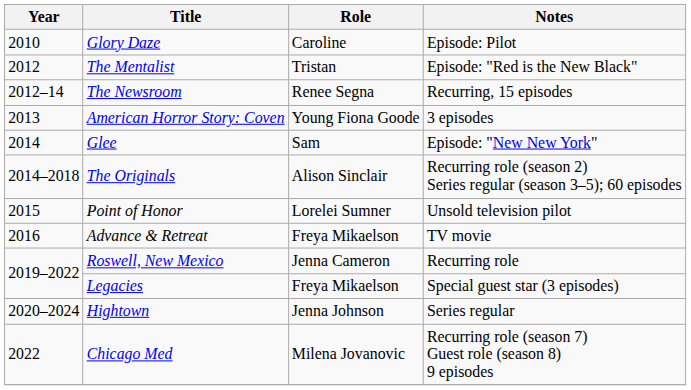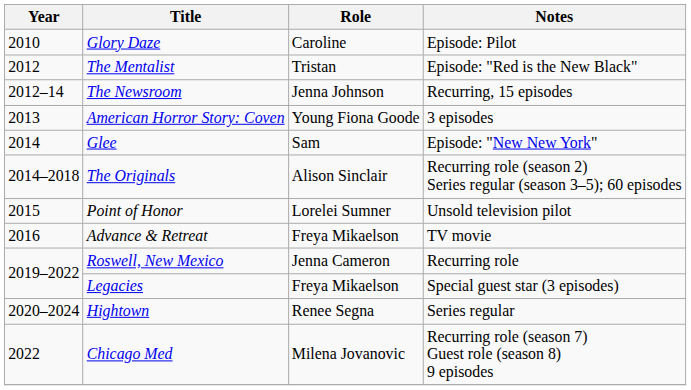(333, 92) Renee Segna -> (338, 92) Jenna Johnson
(338, 311) Jenna Johnson -> (333, 311) Renee Segna
